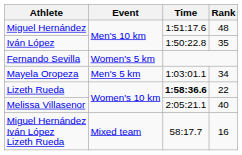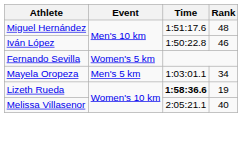(223, 43) 35 -> (223, 43) 46
(223, 90) 22 -> (223, 90) 19
- row: (46, 132)
